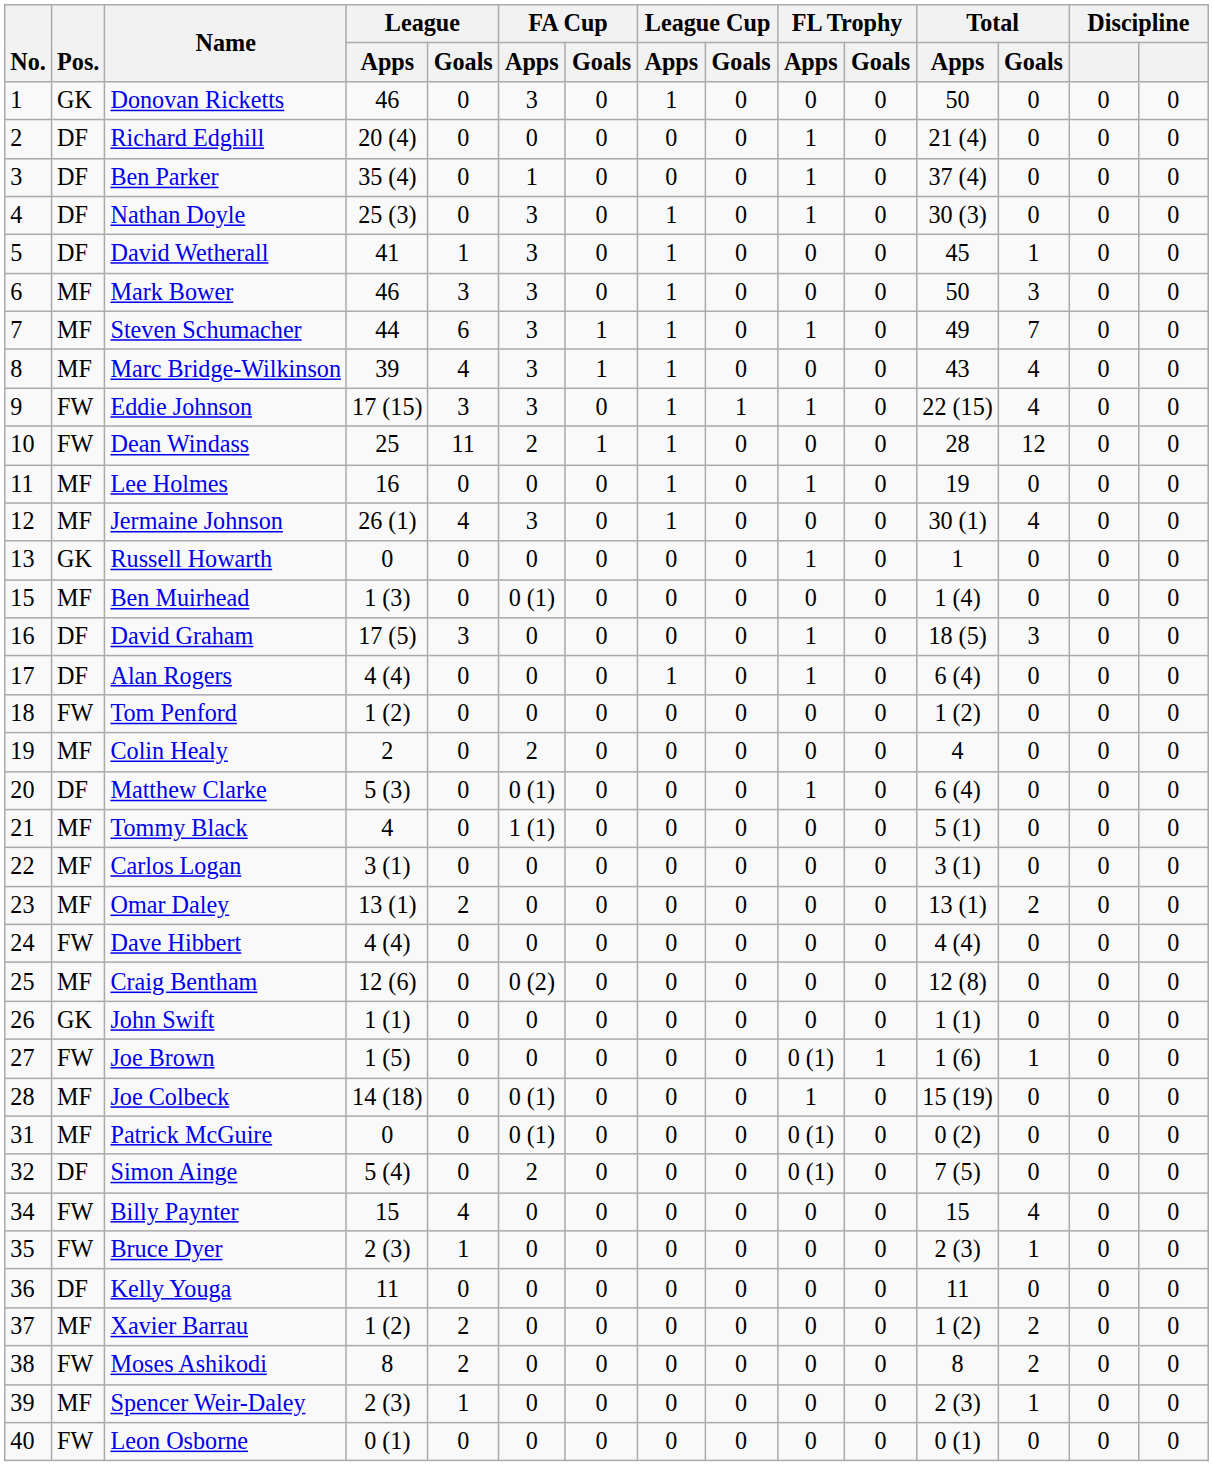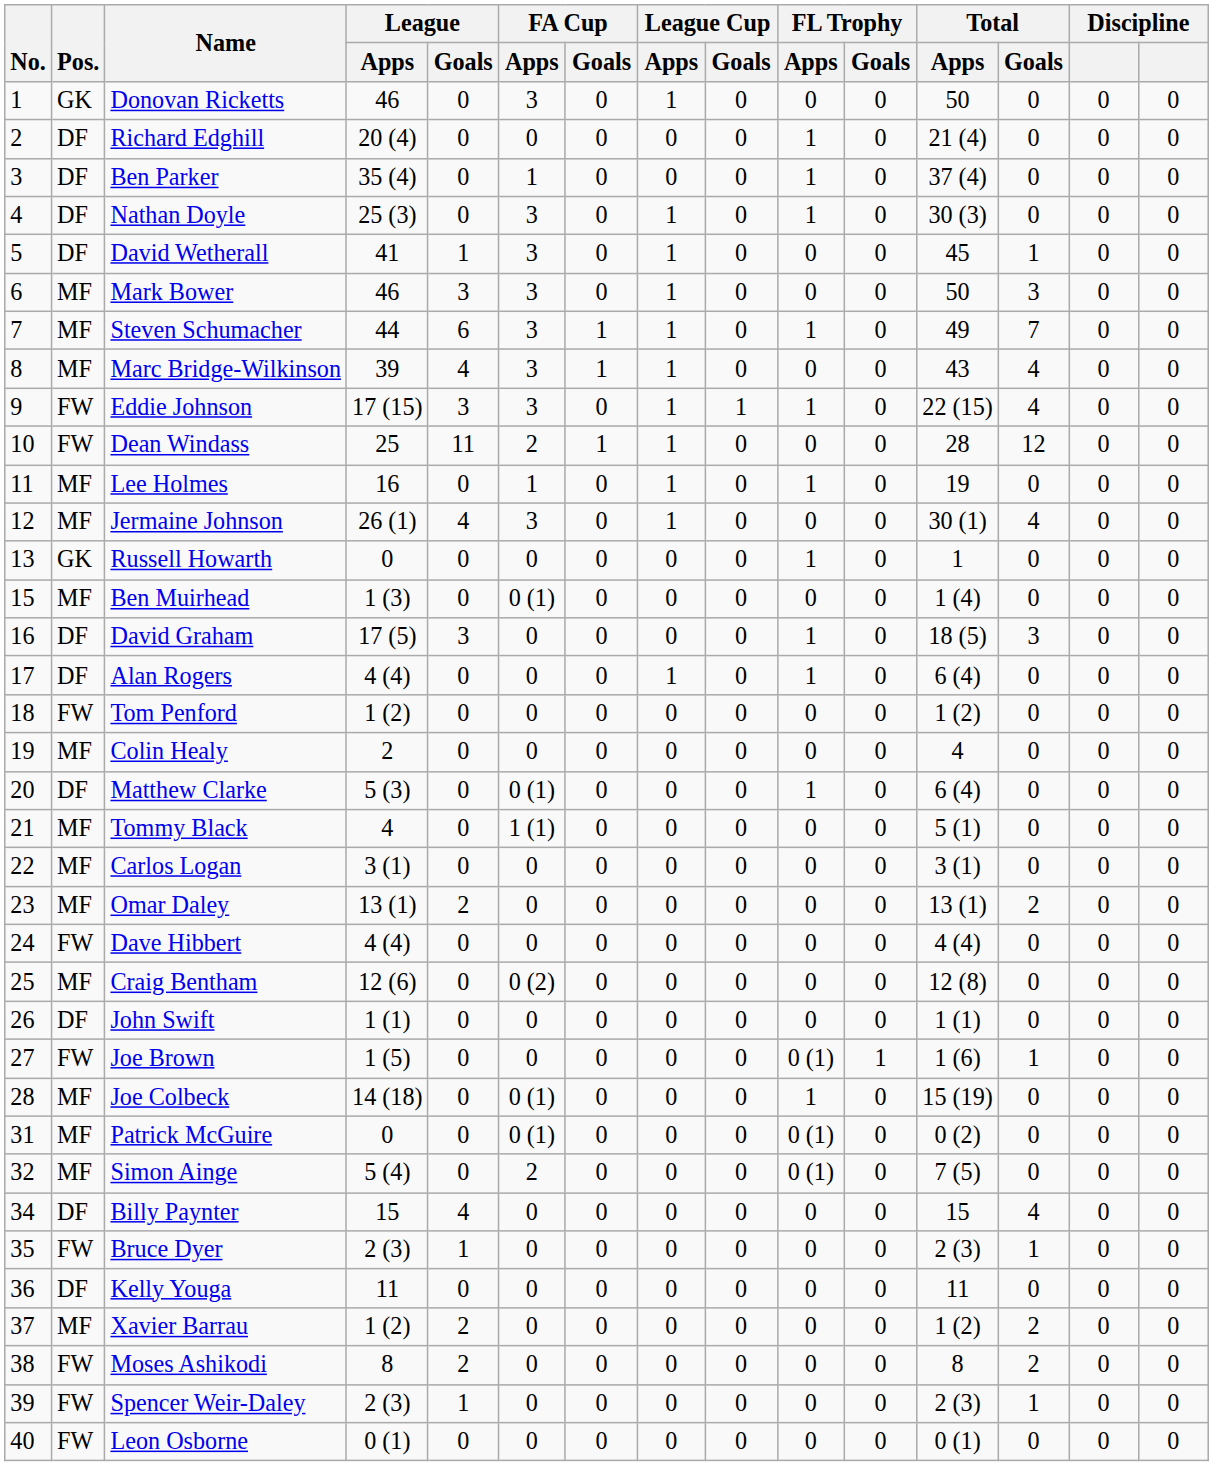(532, 483) 0 -> (532, 483) 1
(532, 751) 2 -> (532, 751) 0
(74, 1019) GK -> (72, 1019) DF
(72, 1173) DF -> (74, 1173) MF
(75, 1211) FW -> (72, 1211) DF
(74, 1403) MF -> (75, 1403) FW
